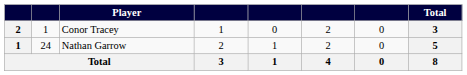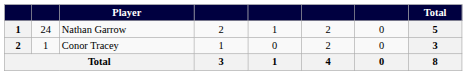rows swapped: (94, 45) <-> (90, 29)
